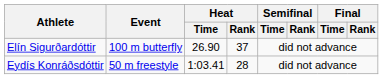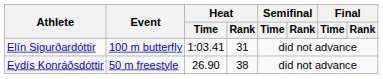(206, 48) 26.90 -> (206, 48) 1:03.41
(242, 48) 37 -> (242, 48) 31
(206, 65) 1:03.41 -> (206, 65) 26.90
(242, 65) 28 -> (242, 65) 38
